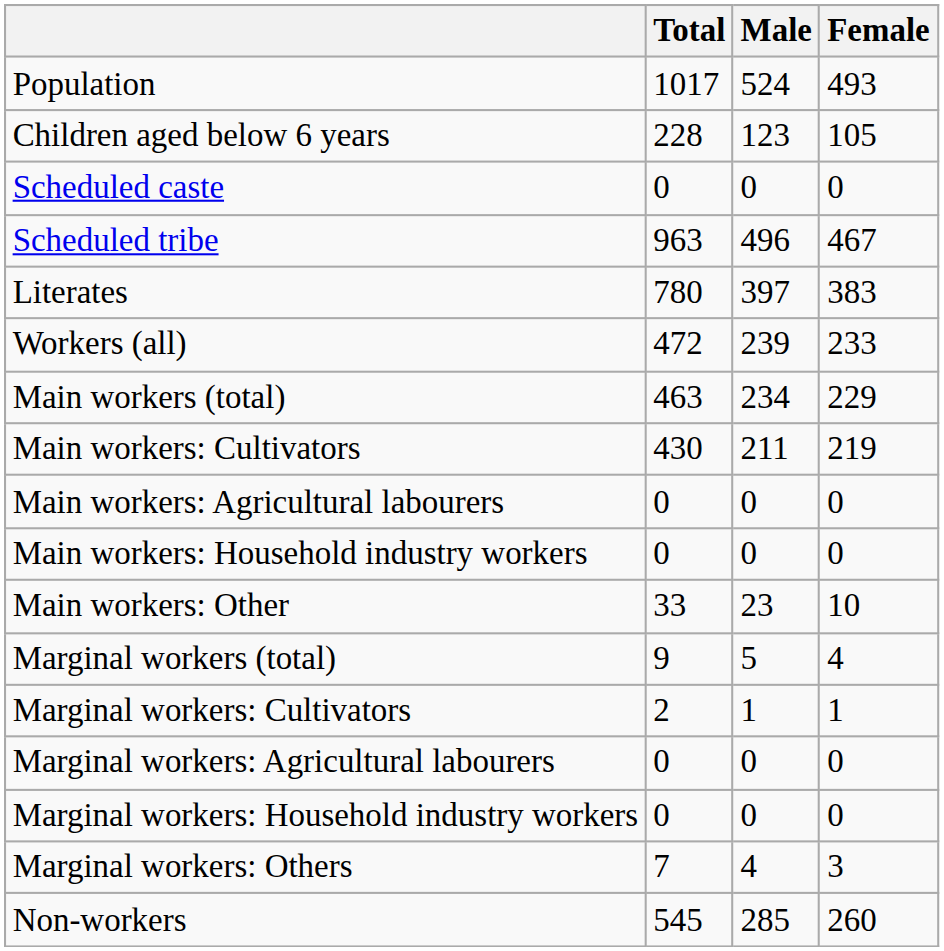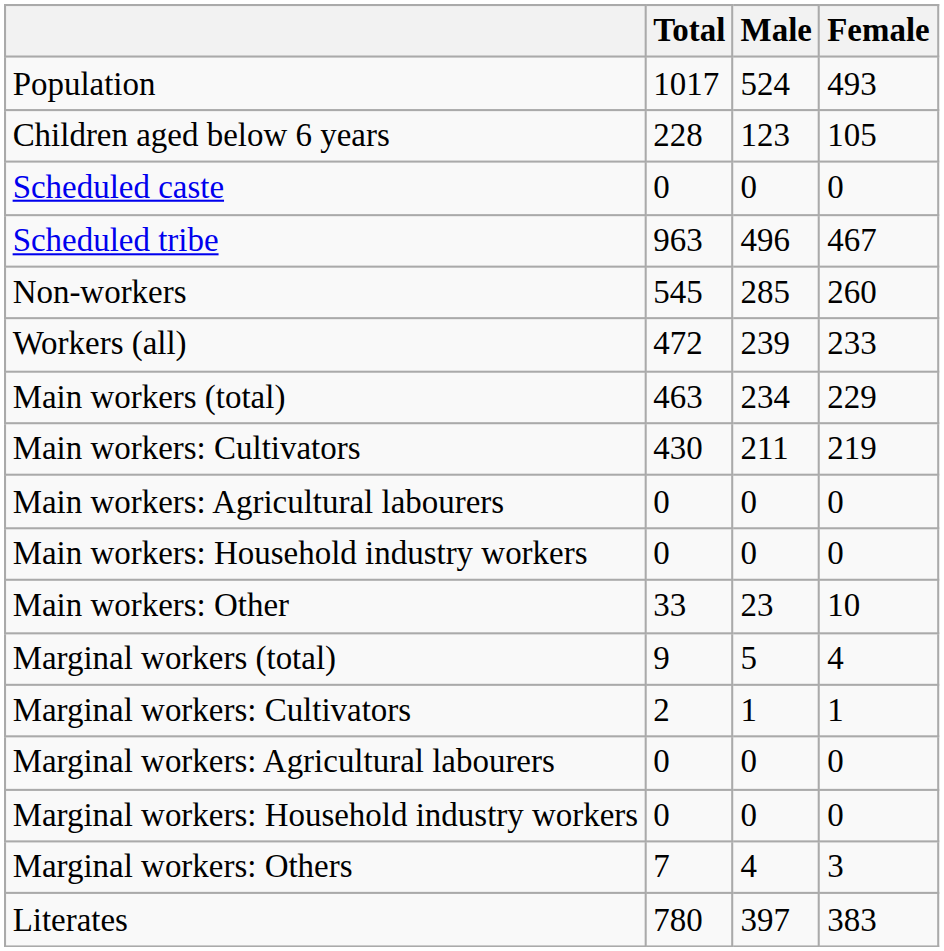rows swapped: (70, 291) <-> (100, 919)
